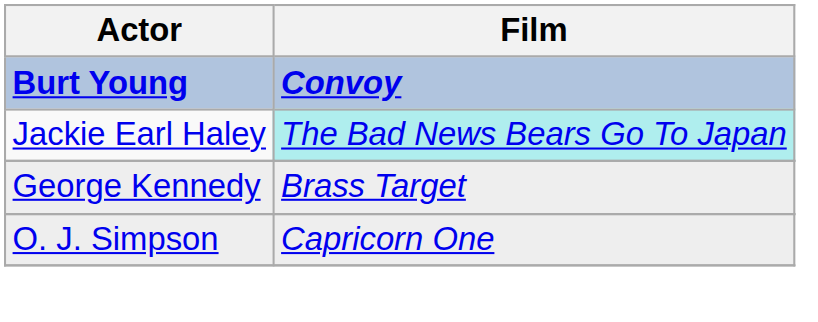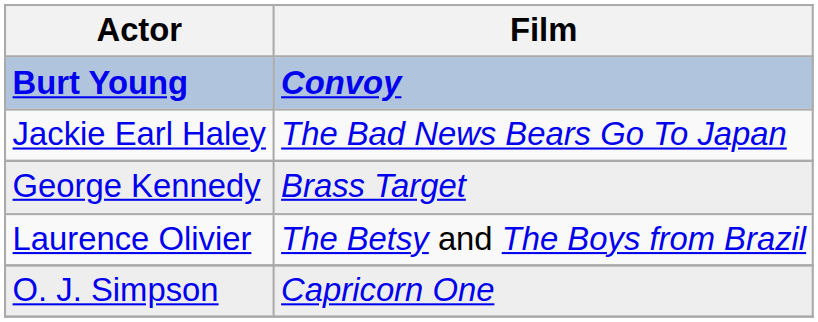(534, 134) paleturquoise background -> (534, 134) no background
+ row: (132, 238)
